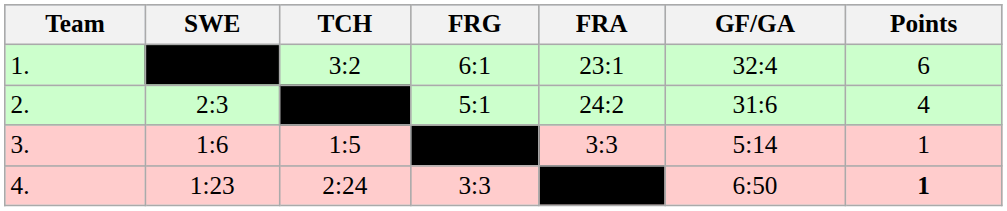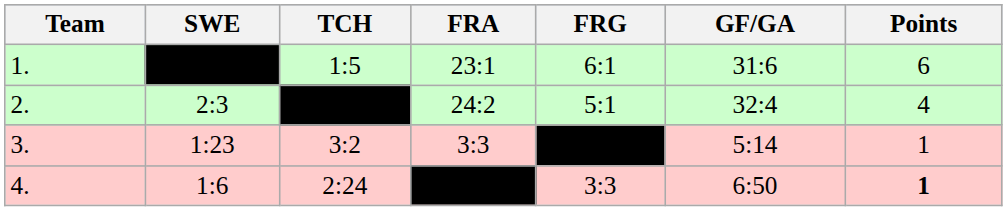columns swapped: (475, 24) <-> (602, 24)
(345, 64) 3:2 -> (345, 64) 1:5
(755, 64) 32:4 -> (755, 64) 31:6
(755, 104) 31:6 -> (755, 104) 32:4
(212, 144) 1:6 -> (212, 144) 1:23
(345, 144) 1:5 -> (345, 144) 3:2
(212, 184) 1:23 -> (212, 184) 1:6
